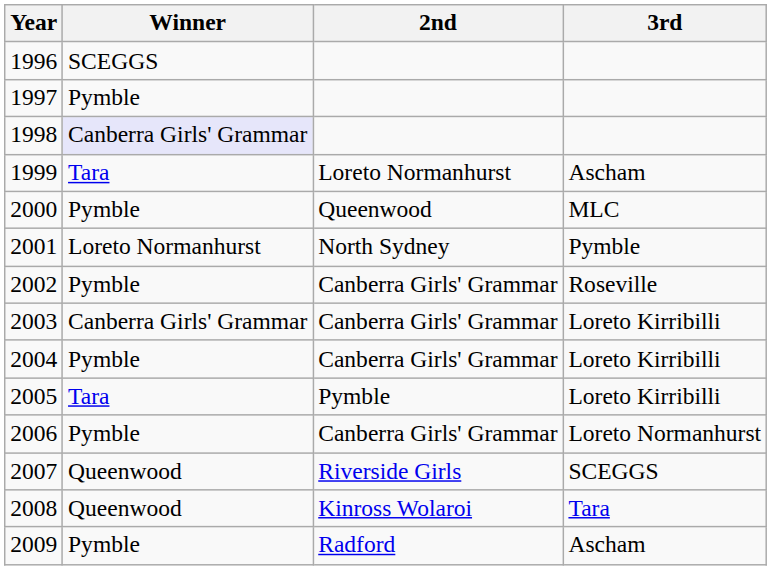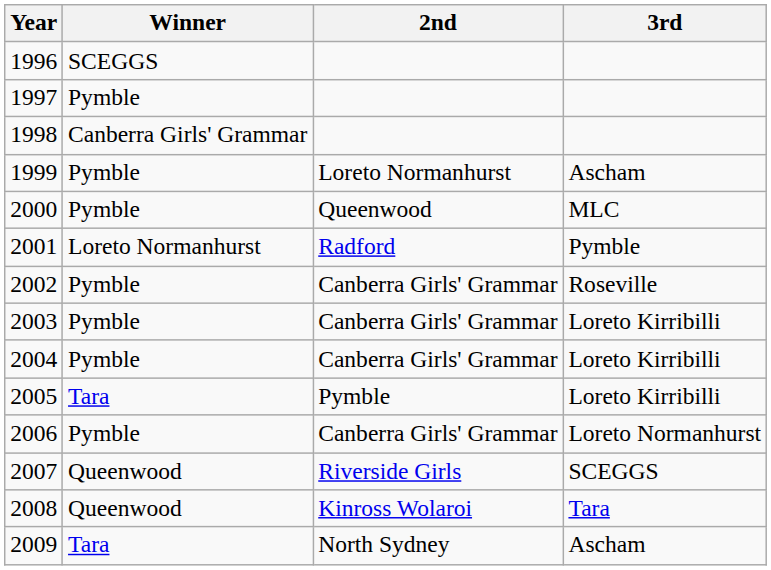(188, 135) lavender background -> (188, 135) no background
(89, 172) Tara -> (104, 172) Pymble
(384, 246) North Sydney -> (357, 246) Radford
(188, 321) Canberra Girls' Grammar -> (104, 321) Pymble
(104, 545) Pymble -> (89, 545) Tara
(357, 545) Radford -> (384, 545) North Sydney
